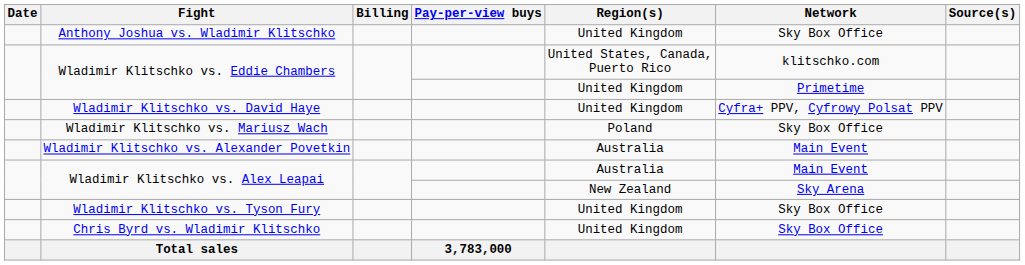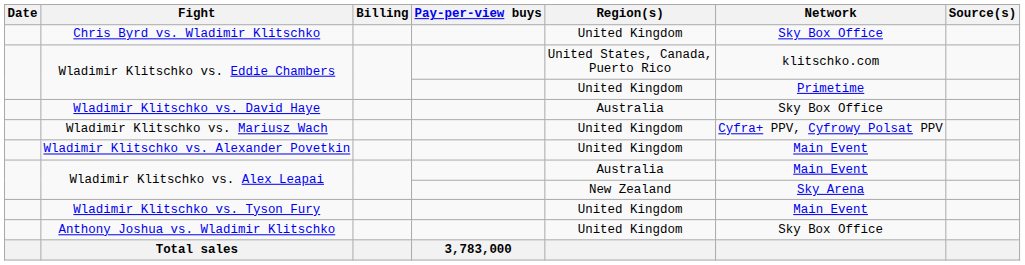rows swapped: (22, 230) <-> (22, 35)
(630, 110) United Kingdom -> (630, 110) Australia
(831, 110) Cyfra+ PPV, Cyfrowy Polsat PPV -> (831, 110) Sky Box Office
(630, 130) Poland -> (630, 130) United Kingdom
(831, 130) Sky Box Office -> (831, 130) Cyfra+ PPV, Cyfrowy Polsat PPV
(630, 150) Australia -> (630, 150) United Kingdom
(831, 210) Sky Box Office -> (831, 210) Main Event
